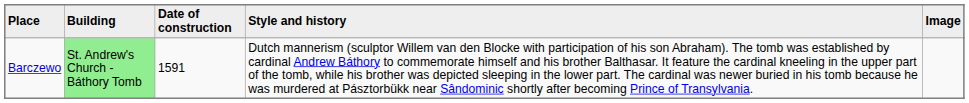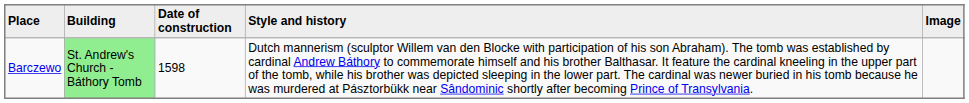(172, 68) 1591 -> (172, 68) 1598
